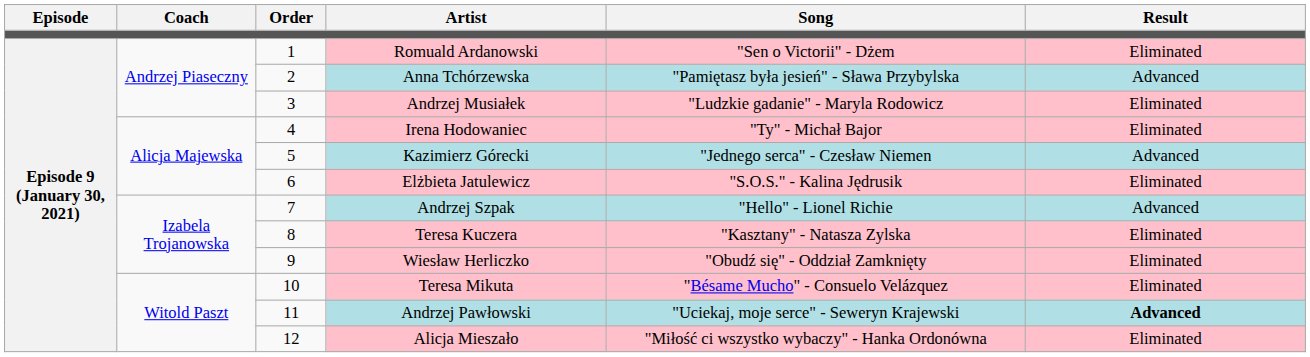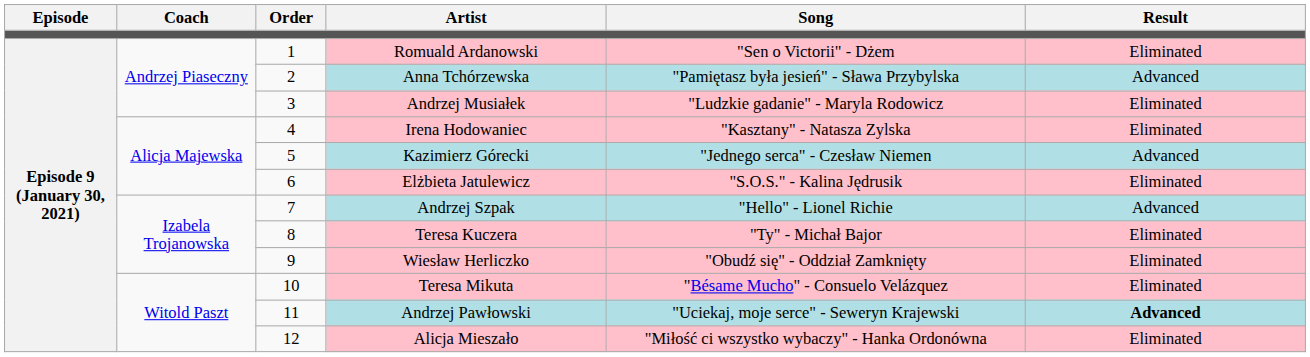(816, 129) "Ty" - Michał Bajor -> (816, 129) "Kasztany" - Natasza Zylska
(816, 234) "Kasztany" - Natasza Zylska -> (816, 234) "Ty" - Michał Bajor
